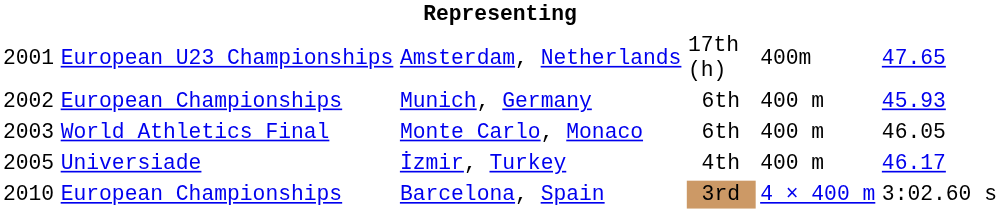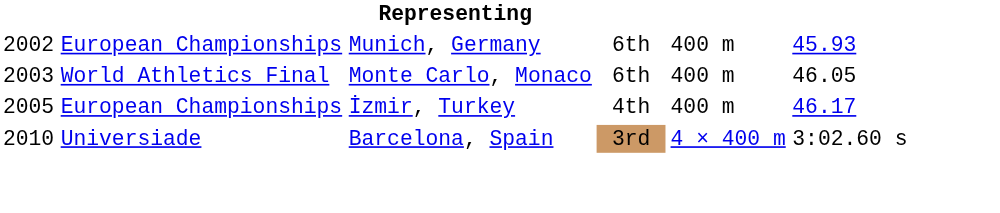- row: (541, 58)
(131, 163) Universiade -> (201, 108) European Championships
(201, 195) European Championships -> (131, 139) Universiade
